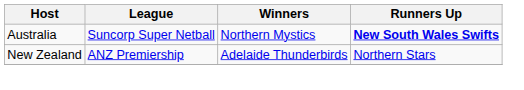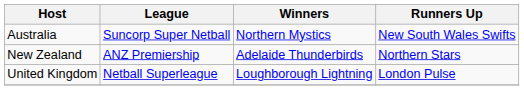(426, 34) bold -> (447, 34) normal
+ row: (52, 74)
